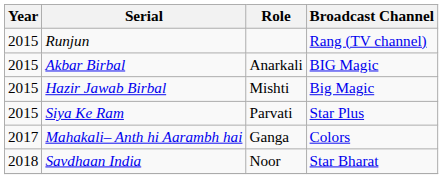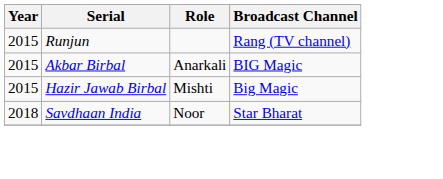- row: (85, 112)
- row: (144, 137)
